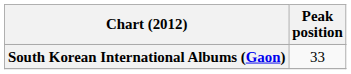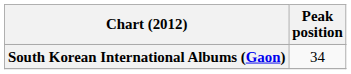(318, 56) 33 -> (318, 56) 34
